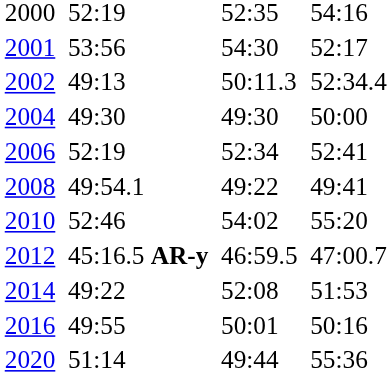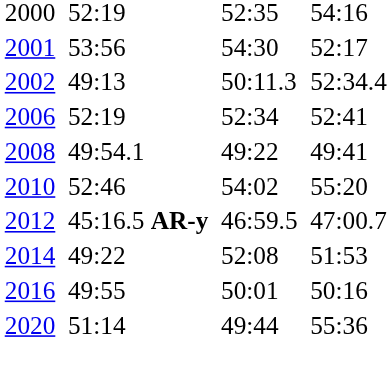- row: (30, 116)
